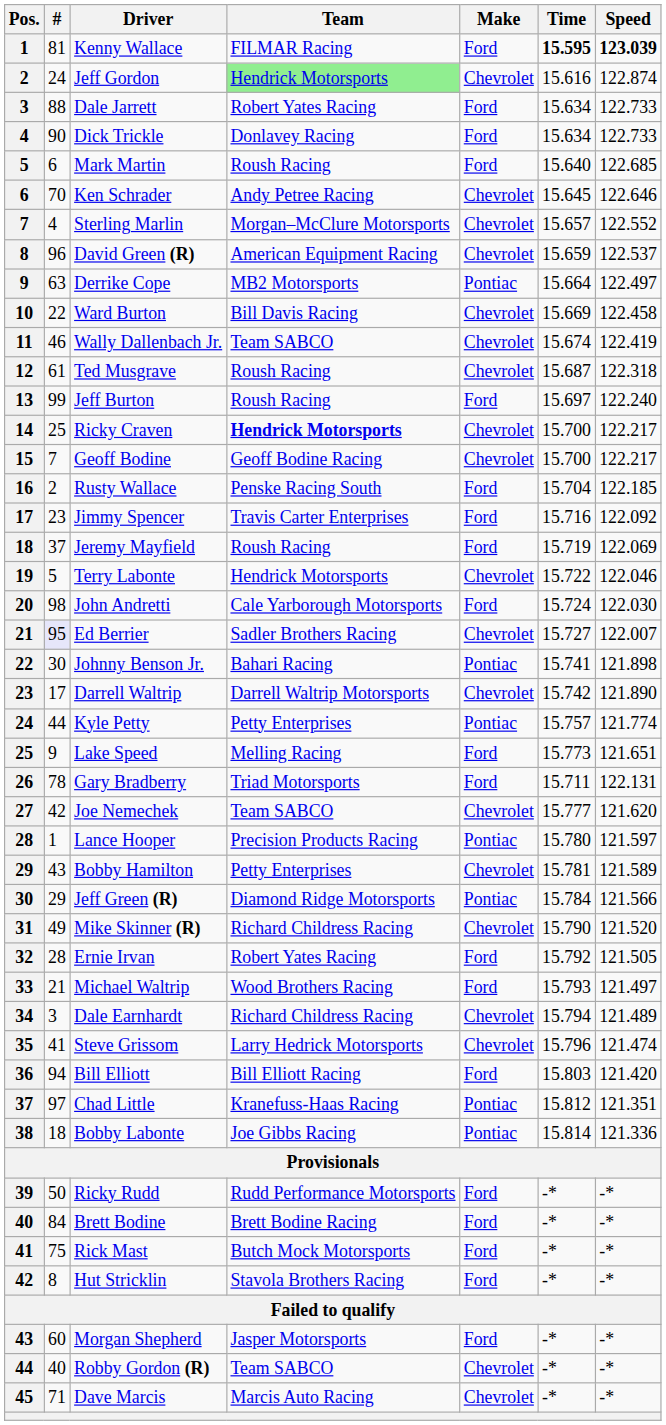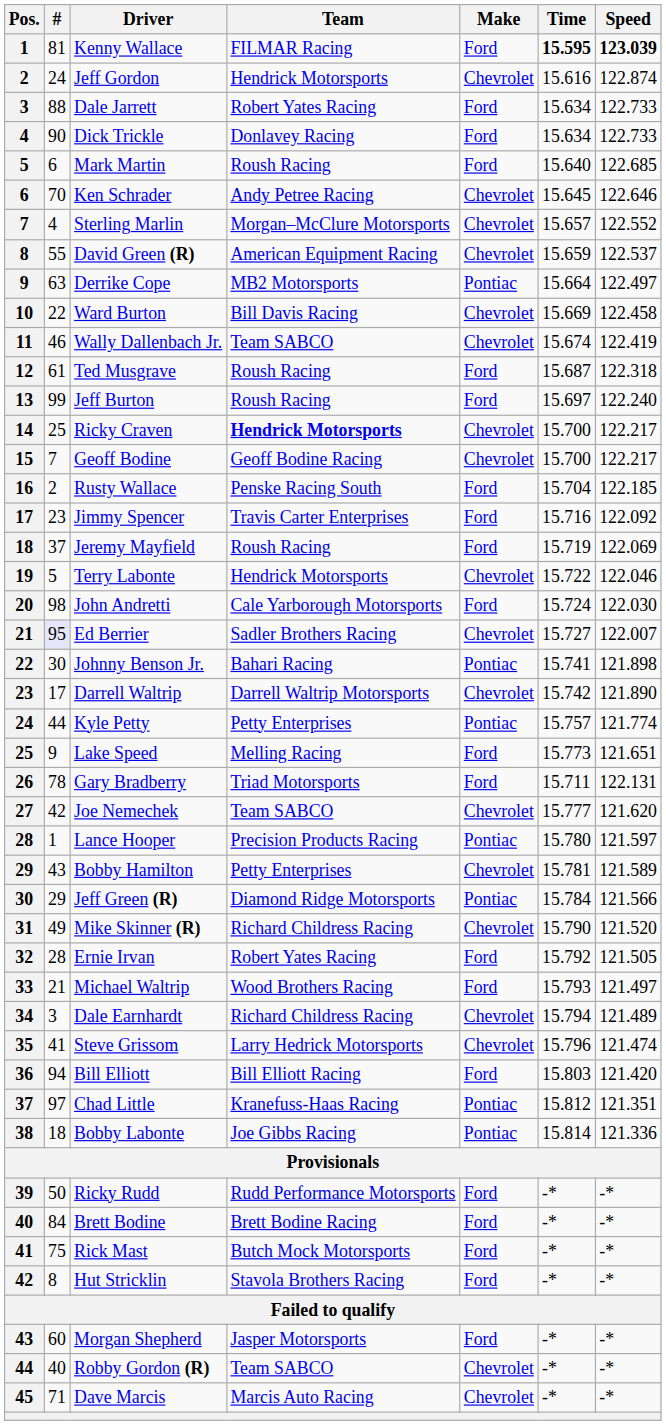(309, 77) lightgreen background -> (309, 77) no background
(57, 253) 96 -> (57, 253) 55
(499, 371) Chevrolet -> (481, 371) Ford
